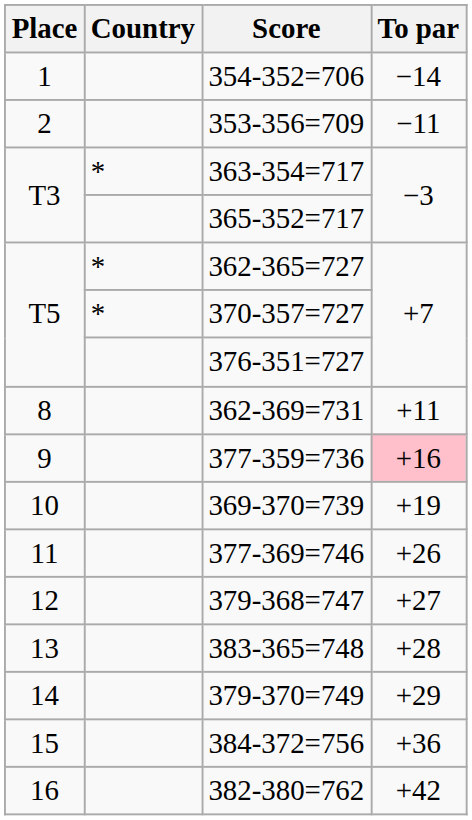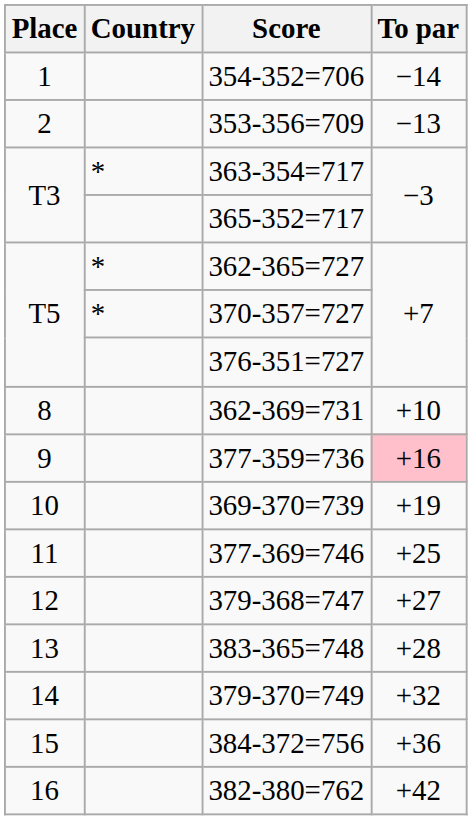(418, 123) −11 -> (418, 123) −13
(418, 409) +11 -> (418, 409) +10
(418, 552) +26 -> (418, 552) +25
(418, 695) +29 -> (418, 695) +32
